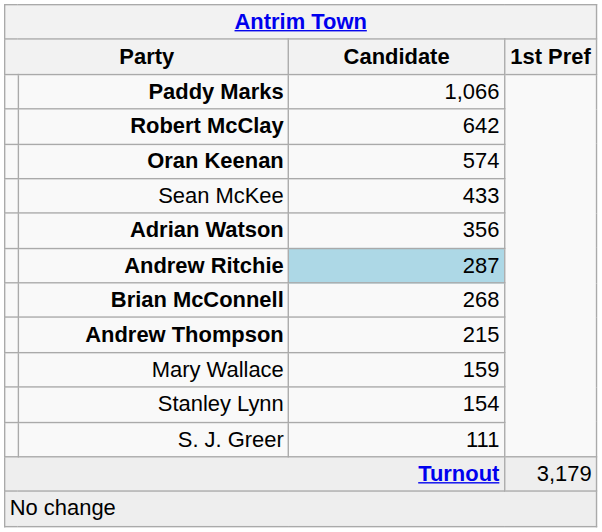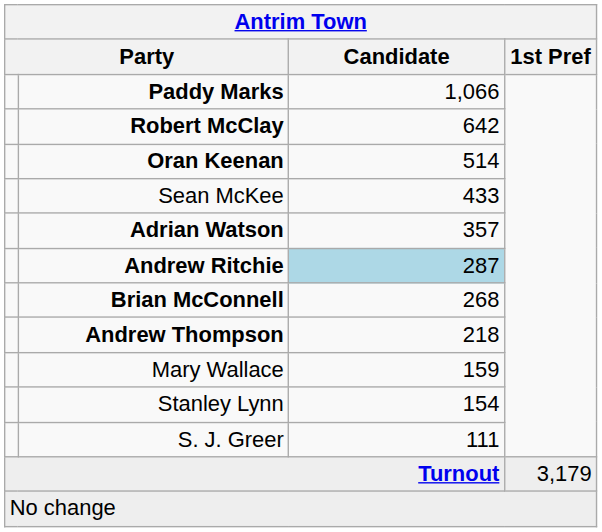(481, 160) 574 -> (481, 160) 514
(481, 230) 356 -> (481, 230) 357
(481, 334) 215 -> (481, 334) 218
